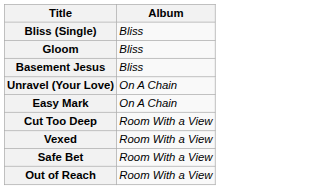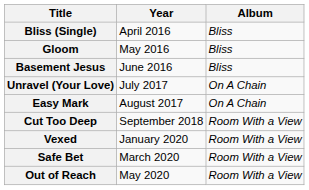+ column: (161, 13)
